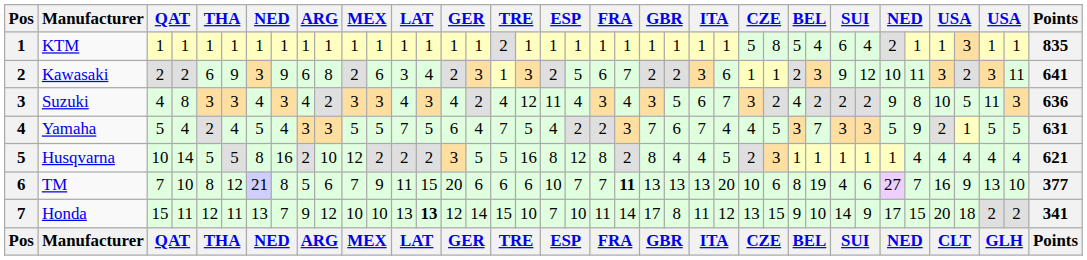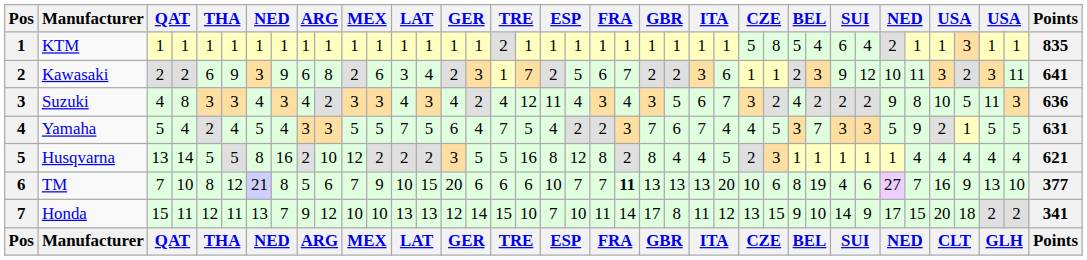(528, 73) 3 -> (528, 73) 7
(160, 157) 10 -> (160, 157) 13
(404, 184) 11 -> (404, 184) 10
(429, 212) bold -> (429, 212) normal
